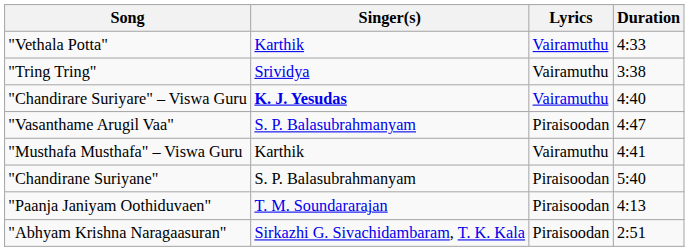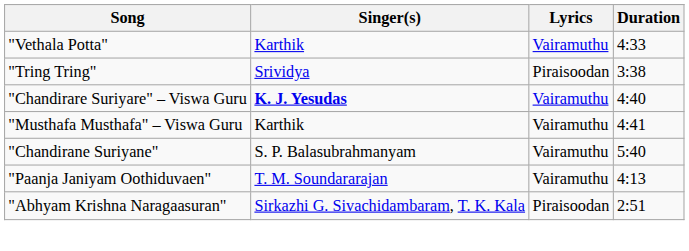(571, 71) Vairamuthu -> (571, 71) Piraisoodan
- row: (91, 125)
(571, 178) Piraisoodan -> (571, 152) Vairamuthu
(571, 205) Piraisoodan -> (571, 178) Vairamuthu
